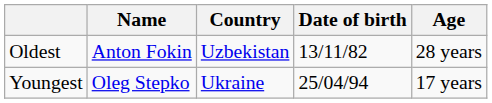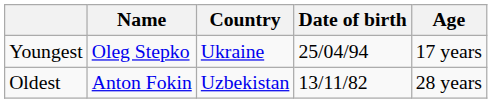rows swapped: (46, 82) <-> (35, 51)
